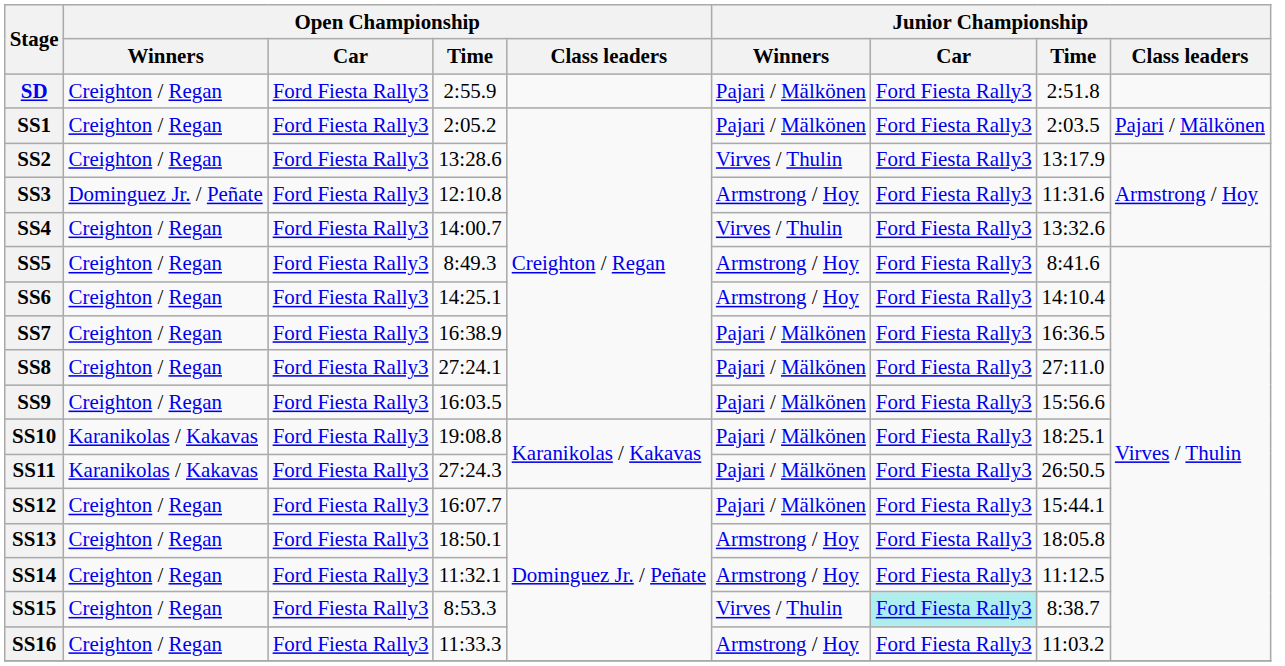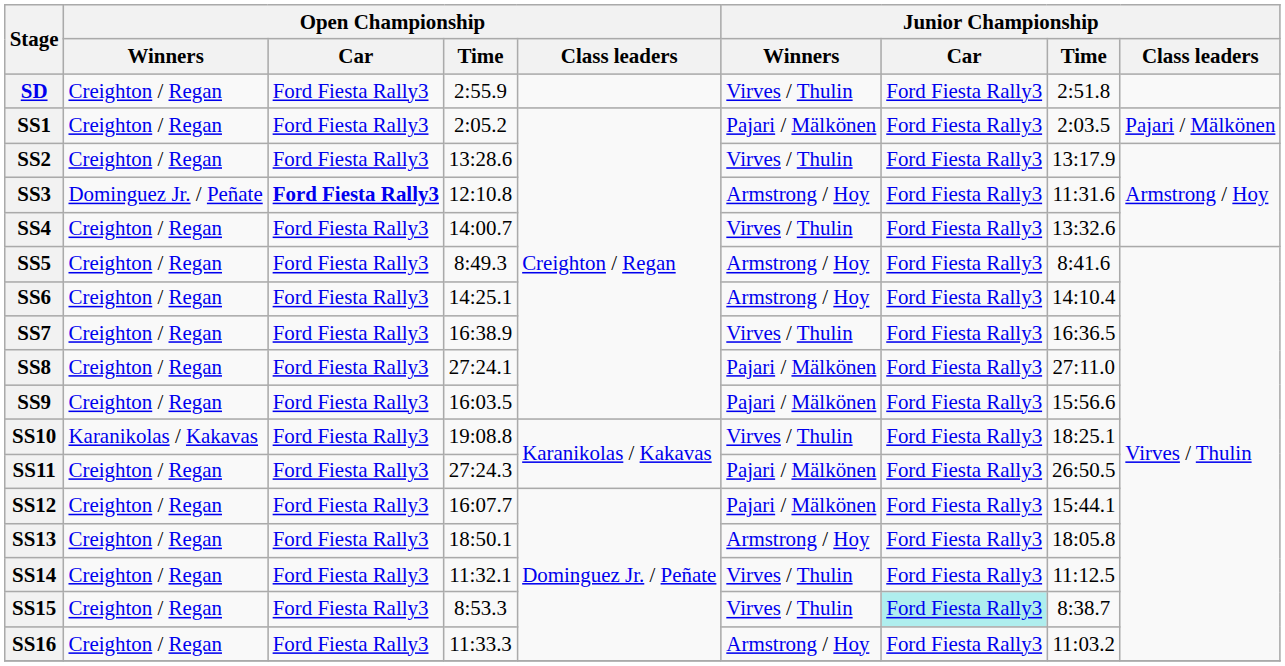(791, 90) Pajari / Mälkönen -> (789, 90) Virves / Thulin
(351, 194) normal -> (356, 194) bold
(791, 332) Pajari / Mälkönen -> (789, 332) Virves / Thulin
(791, 436) Pajari / Mälkönen -> (789, 436) Virves / Thulin
(163, 470) Karanikolas / Kakavas -> (145, 470) Creighton / Regan
(787, 574) Armstrong / Hoy -> (789, 574) Virves / Thulin
